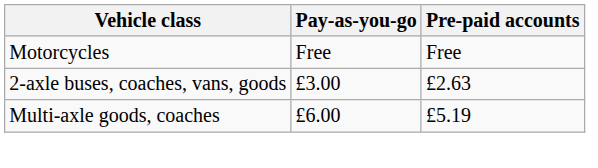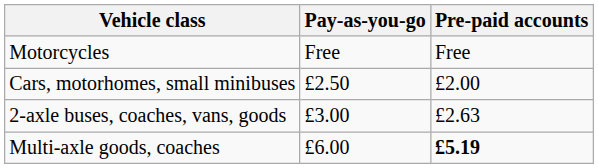+ row: (152, 83)
(448, 115) normal -> (457, 147) bold
